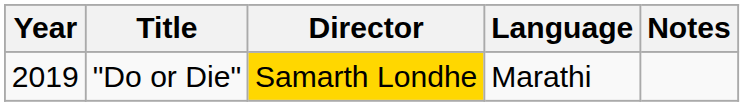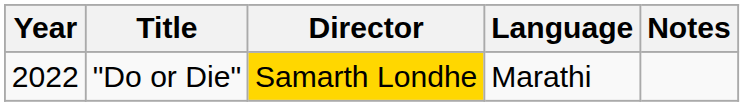(45, 76) 2019 -> (45, 76) 2022
